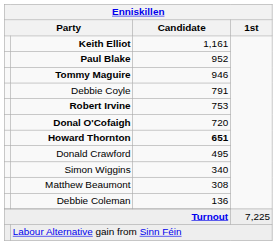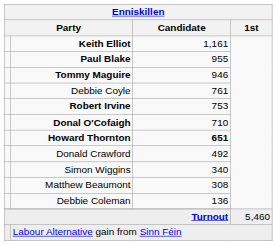(220, 59) 952 -> (220, 59) 955
(220, 91) 791 -> (220, 91) 761
(220, 122) 720 -> (220, 122) 710
(220, 153) 495 -> (220, 153) 492
(258, 216) 7,225 -> (258, 216) 5,460
